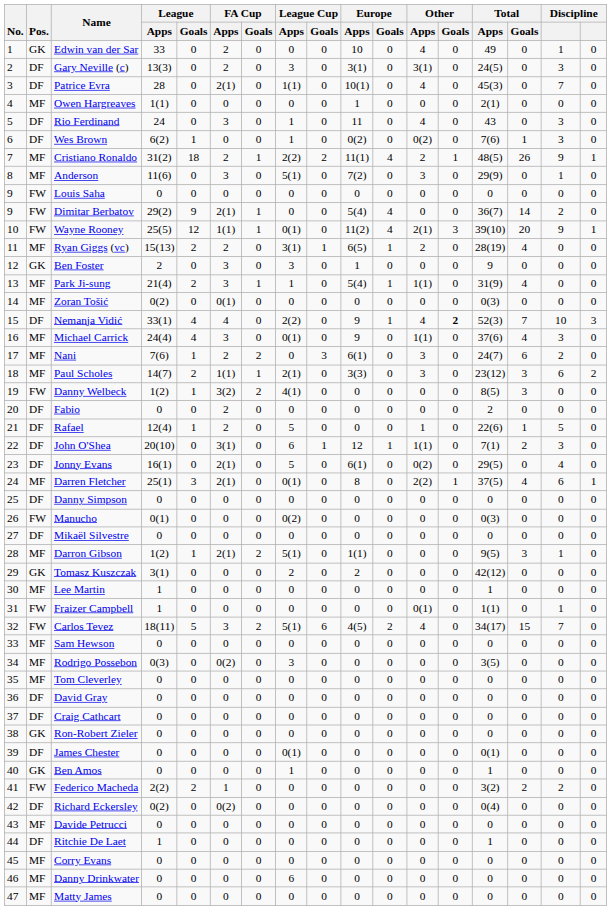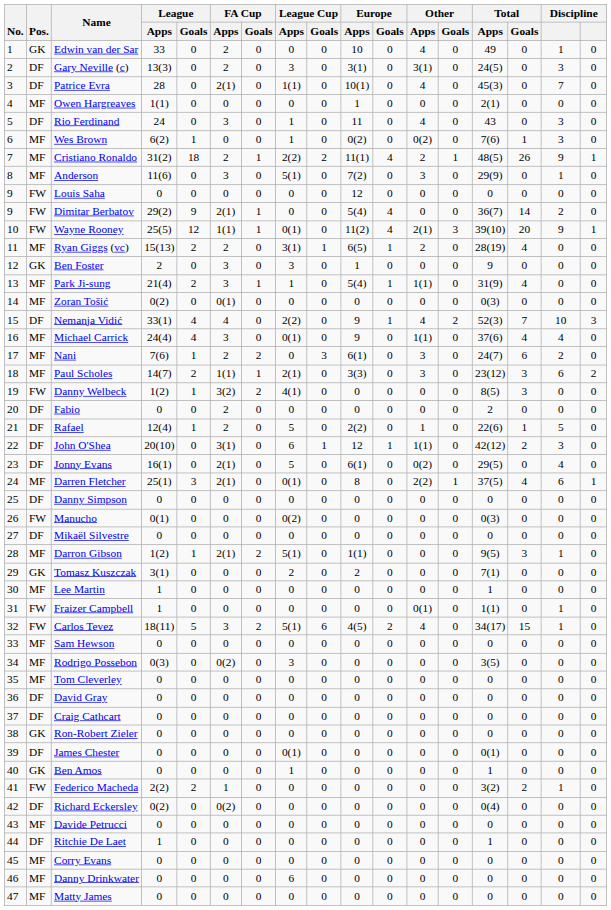(36, 139) DF -> (37, 139) MF
(357, 193) 0 -> (357, 193) 12
(455, 319) bold -> (455, 319) normal
(561, 337) 3 -> (561, 337) 4
(357, 427) 0 -> (357, 427) 2(2)
(490, 445) 7(1) -> (490, 445) 42(12)
(490, 572) 42(12) -> (490, 572) 7(1)
(561, 626) 7 -> (561, 626) 1
(561, 788) 2 -> (561, 788) 1
